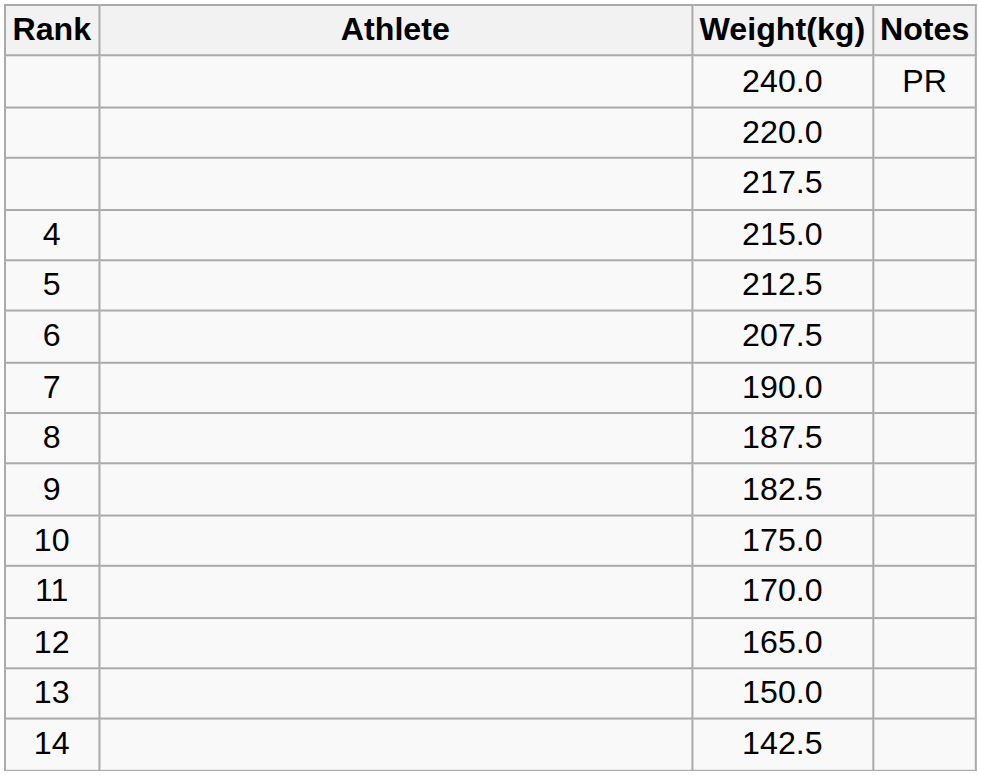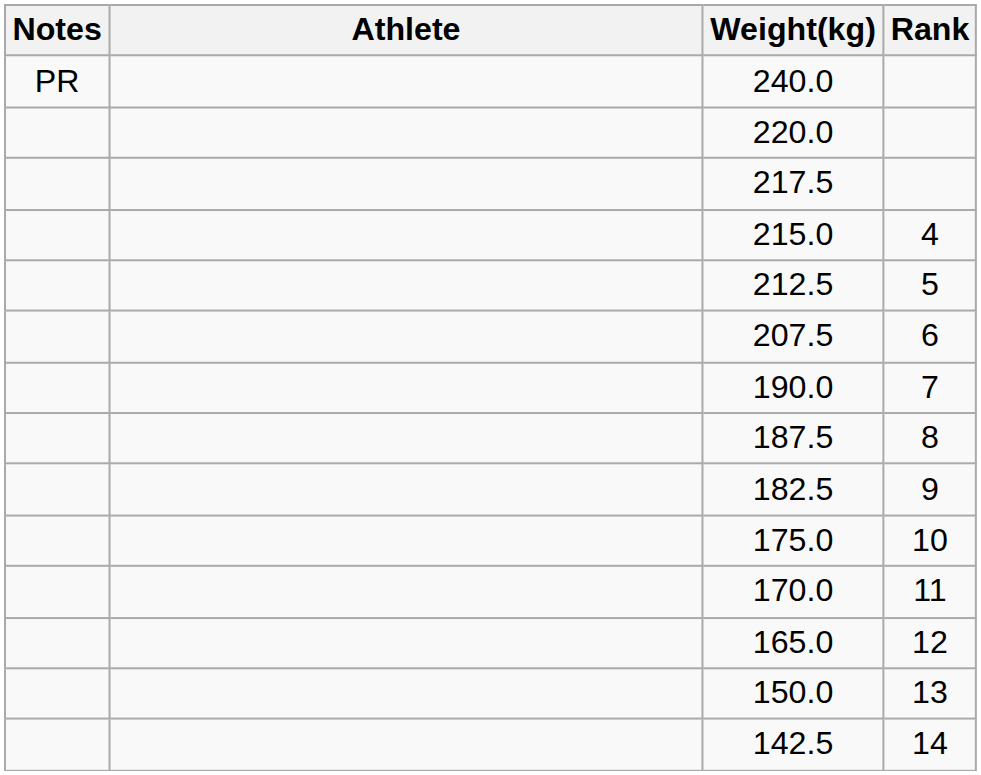columns swapped: (52, 30) <-> (925, 30)
